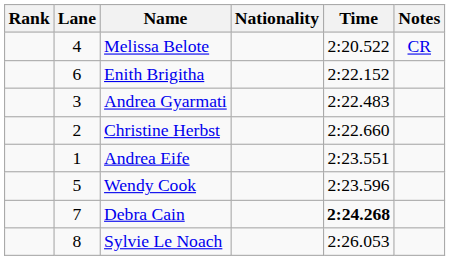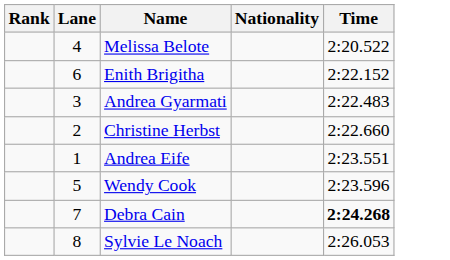- column: (419, 18)
